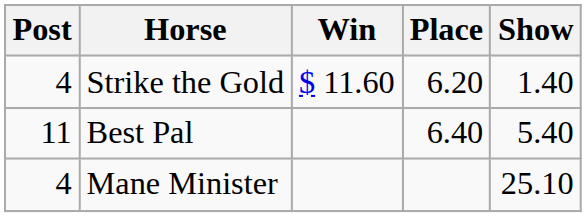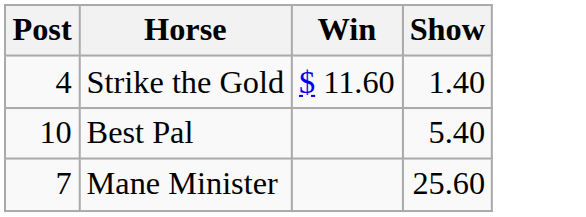- column: (446, 30)
(56, 132) 11 -> (56, 132) 10
(64, 183) 4 -> (64, 183) 7
(537, 183) 25.10 -> (449, 183) 25.60
